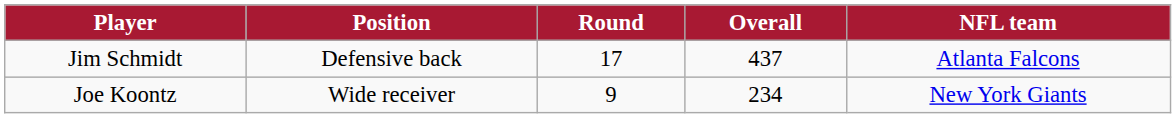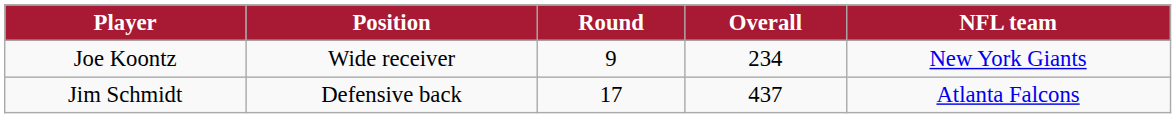rows swapped: (125, 94) <-> (125, 58)
